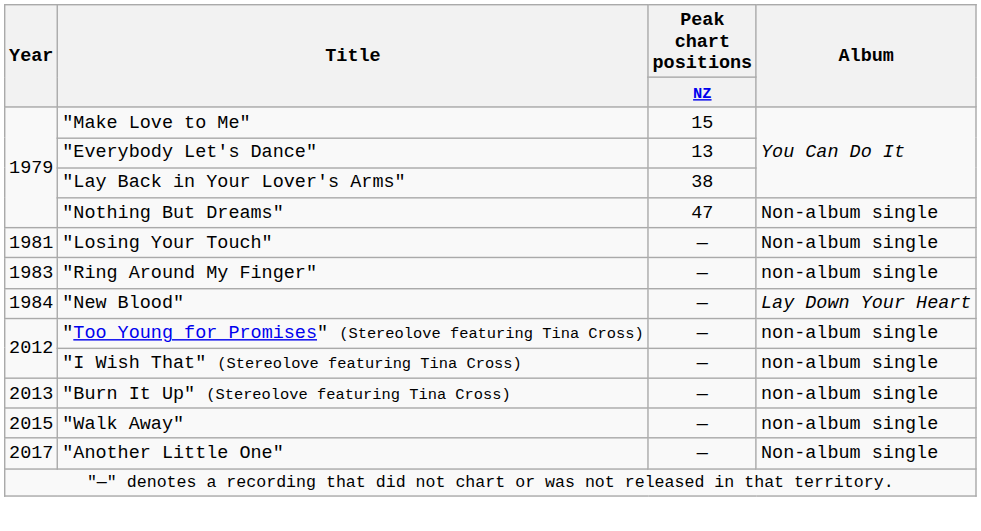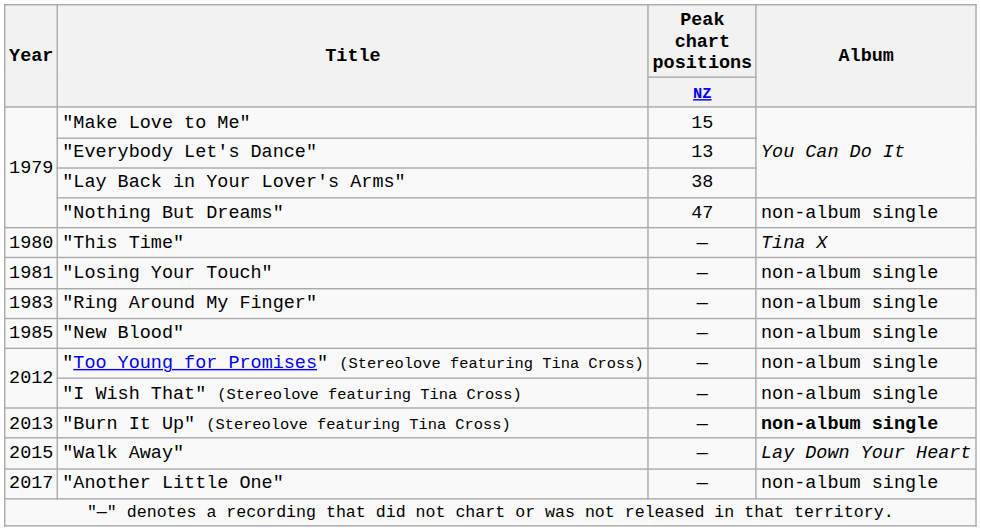(850, 213) Non-album single -> (850, 213) non-album single
+ row: (123, 243)
(850, 243) Non-album single -> (850, 273) non-album single
(31, 303) 1984 -> (31, 333) 1985
(866, 303) Lay Down Your Heart -> (850, 333) non-album single
(850, 393) normal -> (850, 423) bold
(850, 423) non-album single -> (866, 453) Lay Down Your Heart
(850, 453) Non-album single -> (850, 484) non-album single
